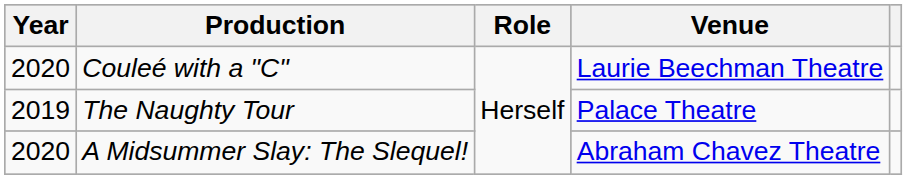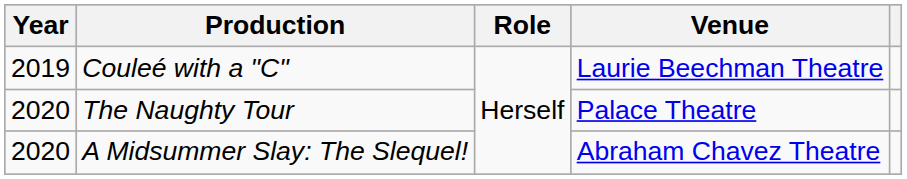(40, 67) 2020 -> (40, 67) 2019
(40, 109) 2019 -> (40, 109) 2020
